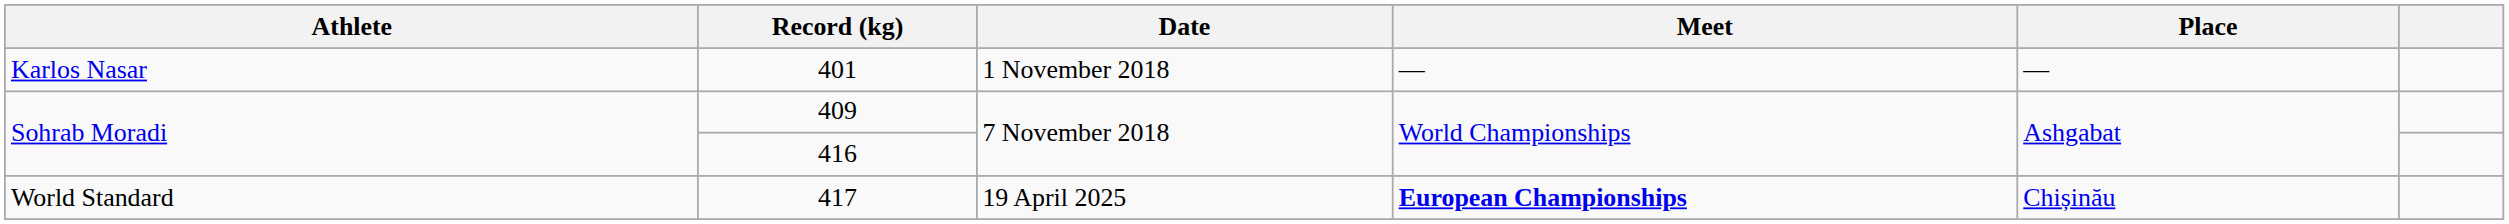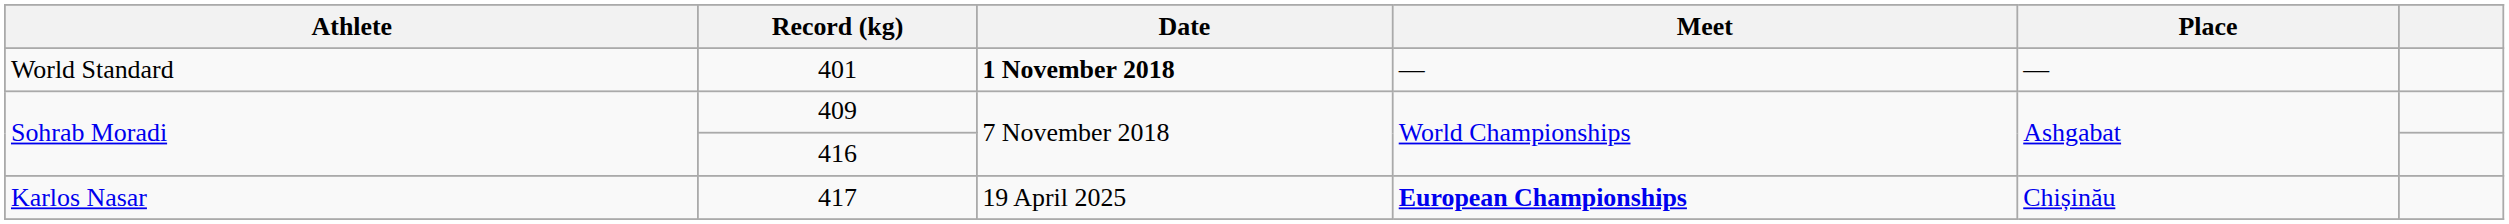(79, 69) Karlos Nasar -> (92, 69) World Standard
(1076, 69) normal -> (1079, 69) bold
(92, 197) World Standard -> (79, 197) Karlos Nasar
